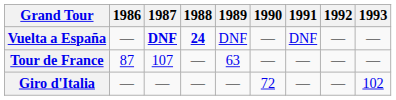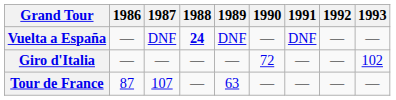(162, 38) bold -> (162, 38) normal
rows swapped: (57, 83) <-> (57, 60)
